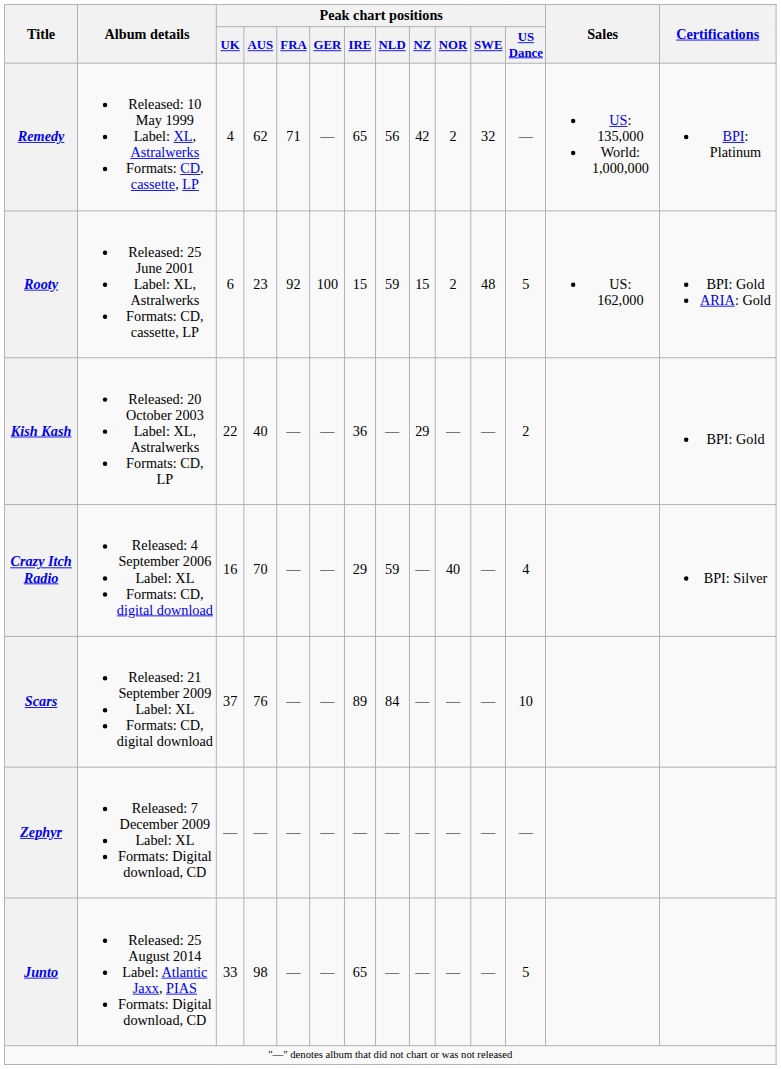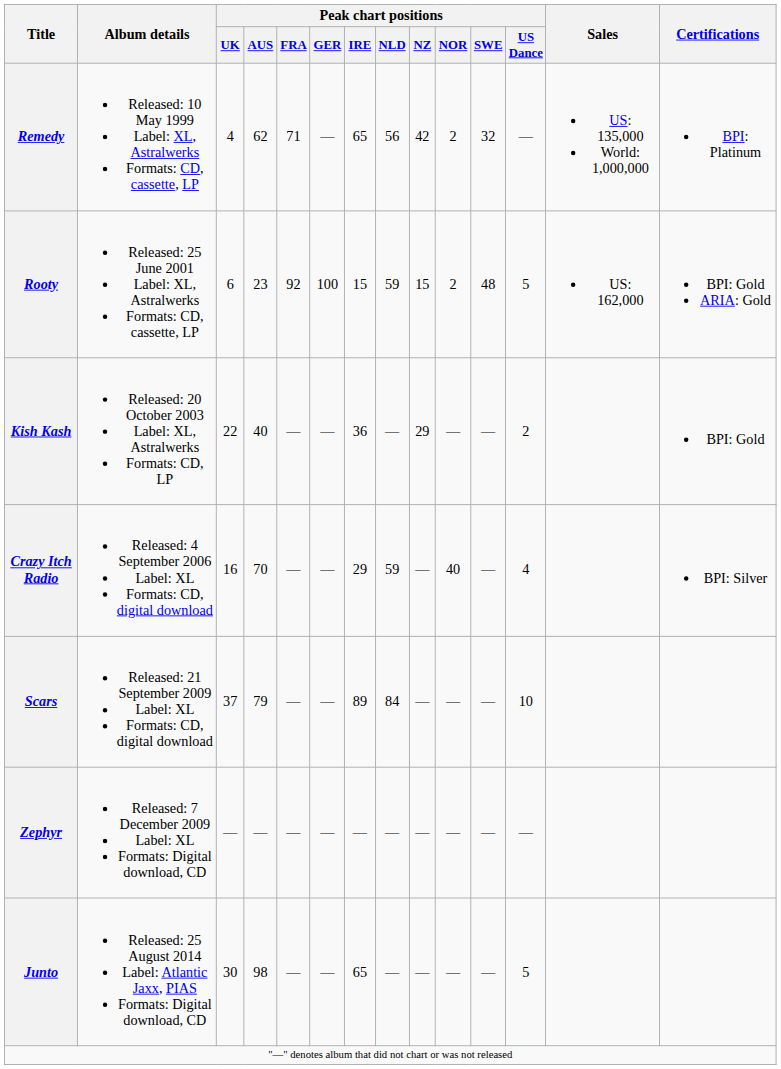(260, 701) 76 -> (260, 701) 79
(230, 971) 33 -> (230, 971) 30
